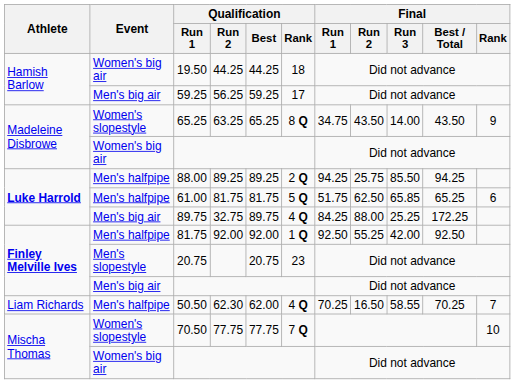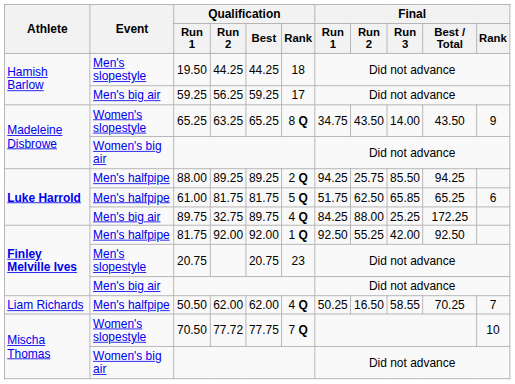(127, 70) Women's big air -> (120, 70) Men's slopestyle
(228, 305) 62.30 -> (228, 305) 62.00
(333, 305) 70.25 -> (333, 305) 50.25
(228, 331) 77.75 -> (228, 331) 77.72
